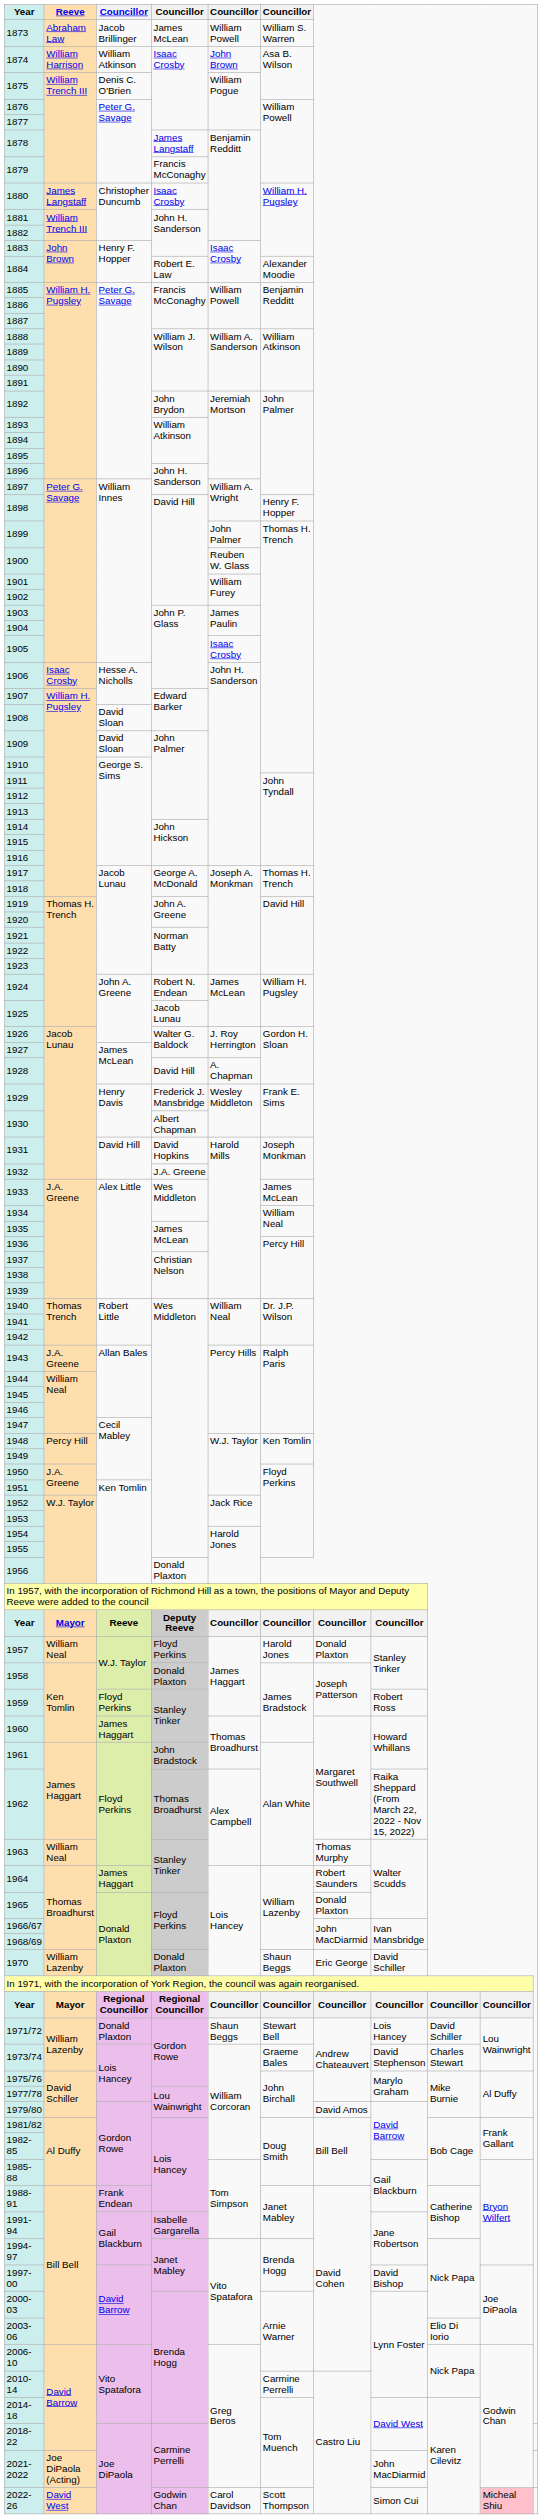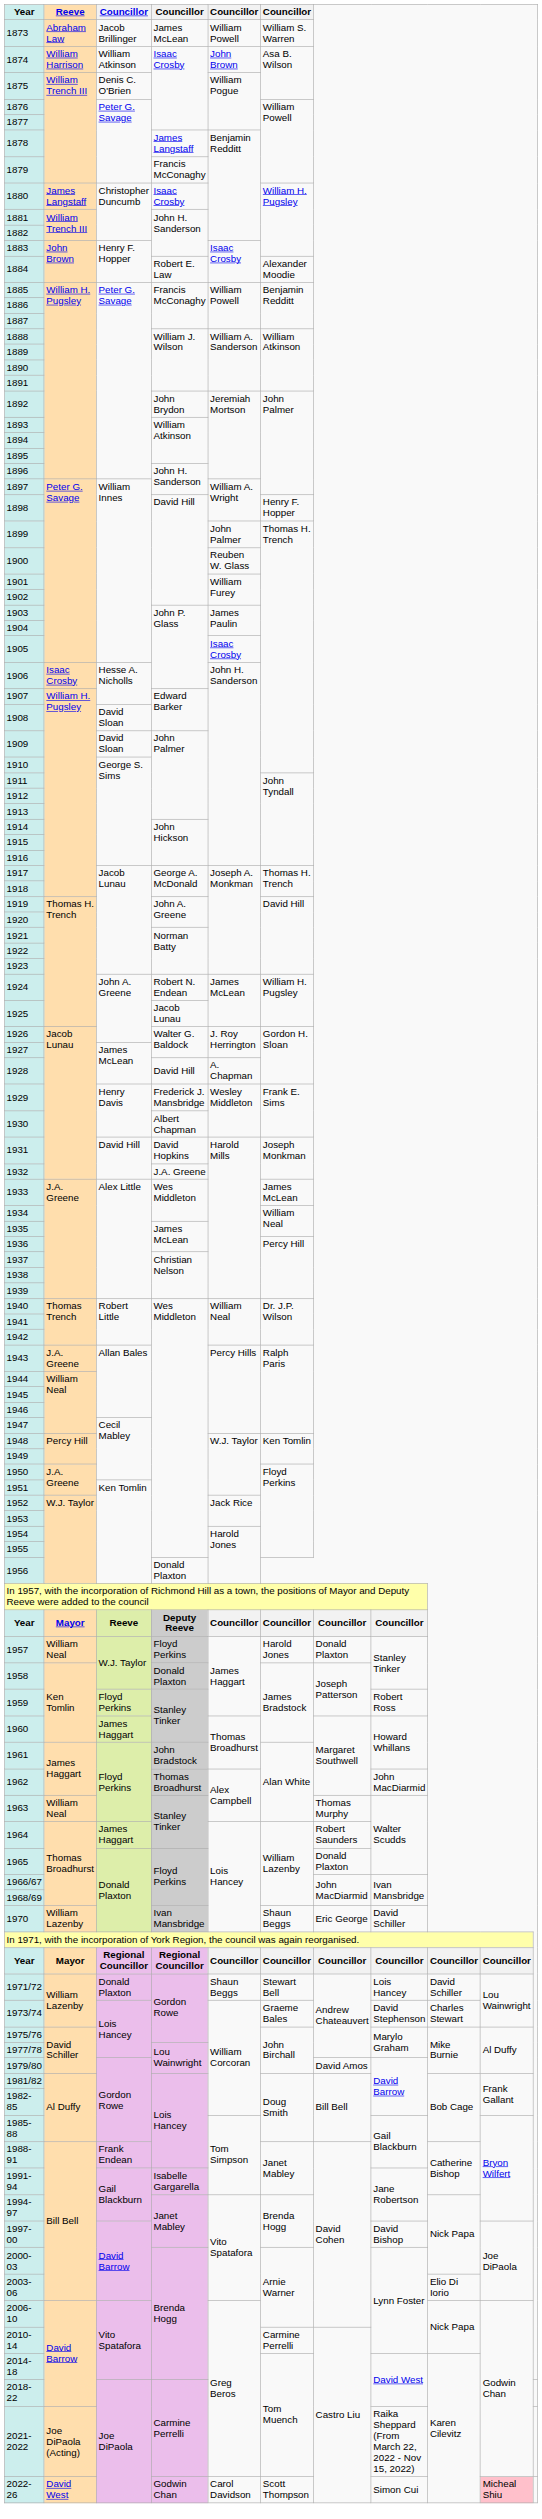(397, 1804) Raika Sheppard (From March 22, 2022 - Nov 15, 2022) -> (399, 1782) John MacDiarmid
(170, 1962) Donald Plaxton -> (179, 1918) Ivan Mansbridge
(399, 2469) John MacDiarmid -> (397, 2441) Raika Sheppard (From March 22, 2022 - Nov 15, 2022)
